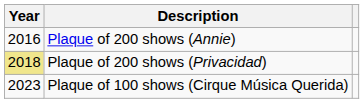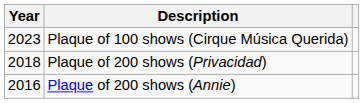rows swapped: (141, 39) <-> (198, 86)
(24, 62) khaki background -> (24, 62) no background
